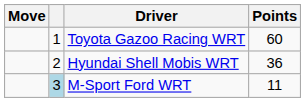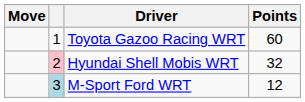(57, 62) no background -> (57, 62) pink background
(275, 62) 36 -> (275, 62) 32
(275, 85) 11 -> (275, 85) 12
